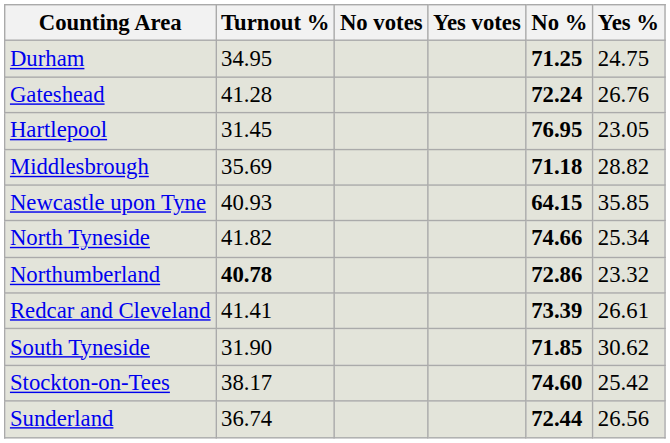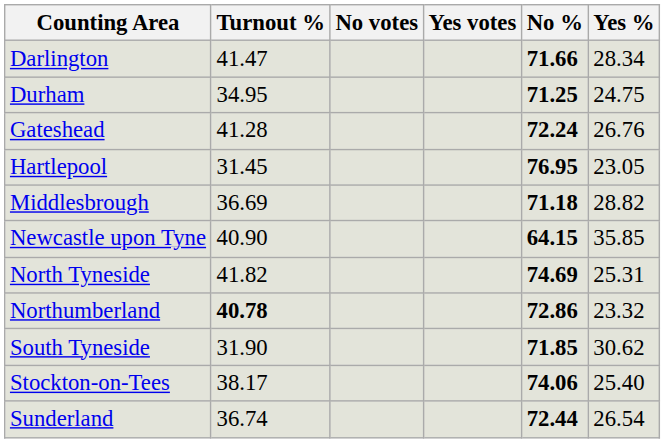+ row: (59, 58)
(247, 166) 35.69 -> (242, 202) 36.69
(247, 202) 40.93 -> (242, 238) 40.90
(557, 238) 74.66 -> (552, 274) 74.69
(623, 238) 25.34 -> (619, 274) 25.31
- row: (110, 310)
(557, 382) 74.60 -> (552, 382) 74.06
(623, 382) 25.42 -> (619, 382) 25.40
(623, 418) 26.56 -> (619, 418) 26.54
